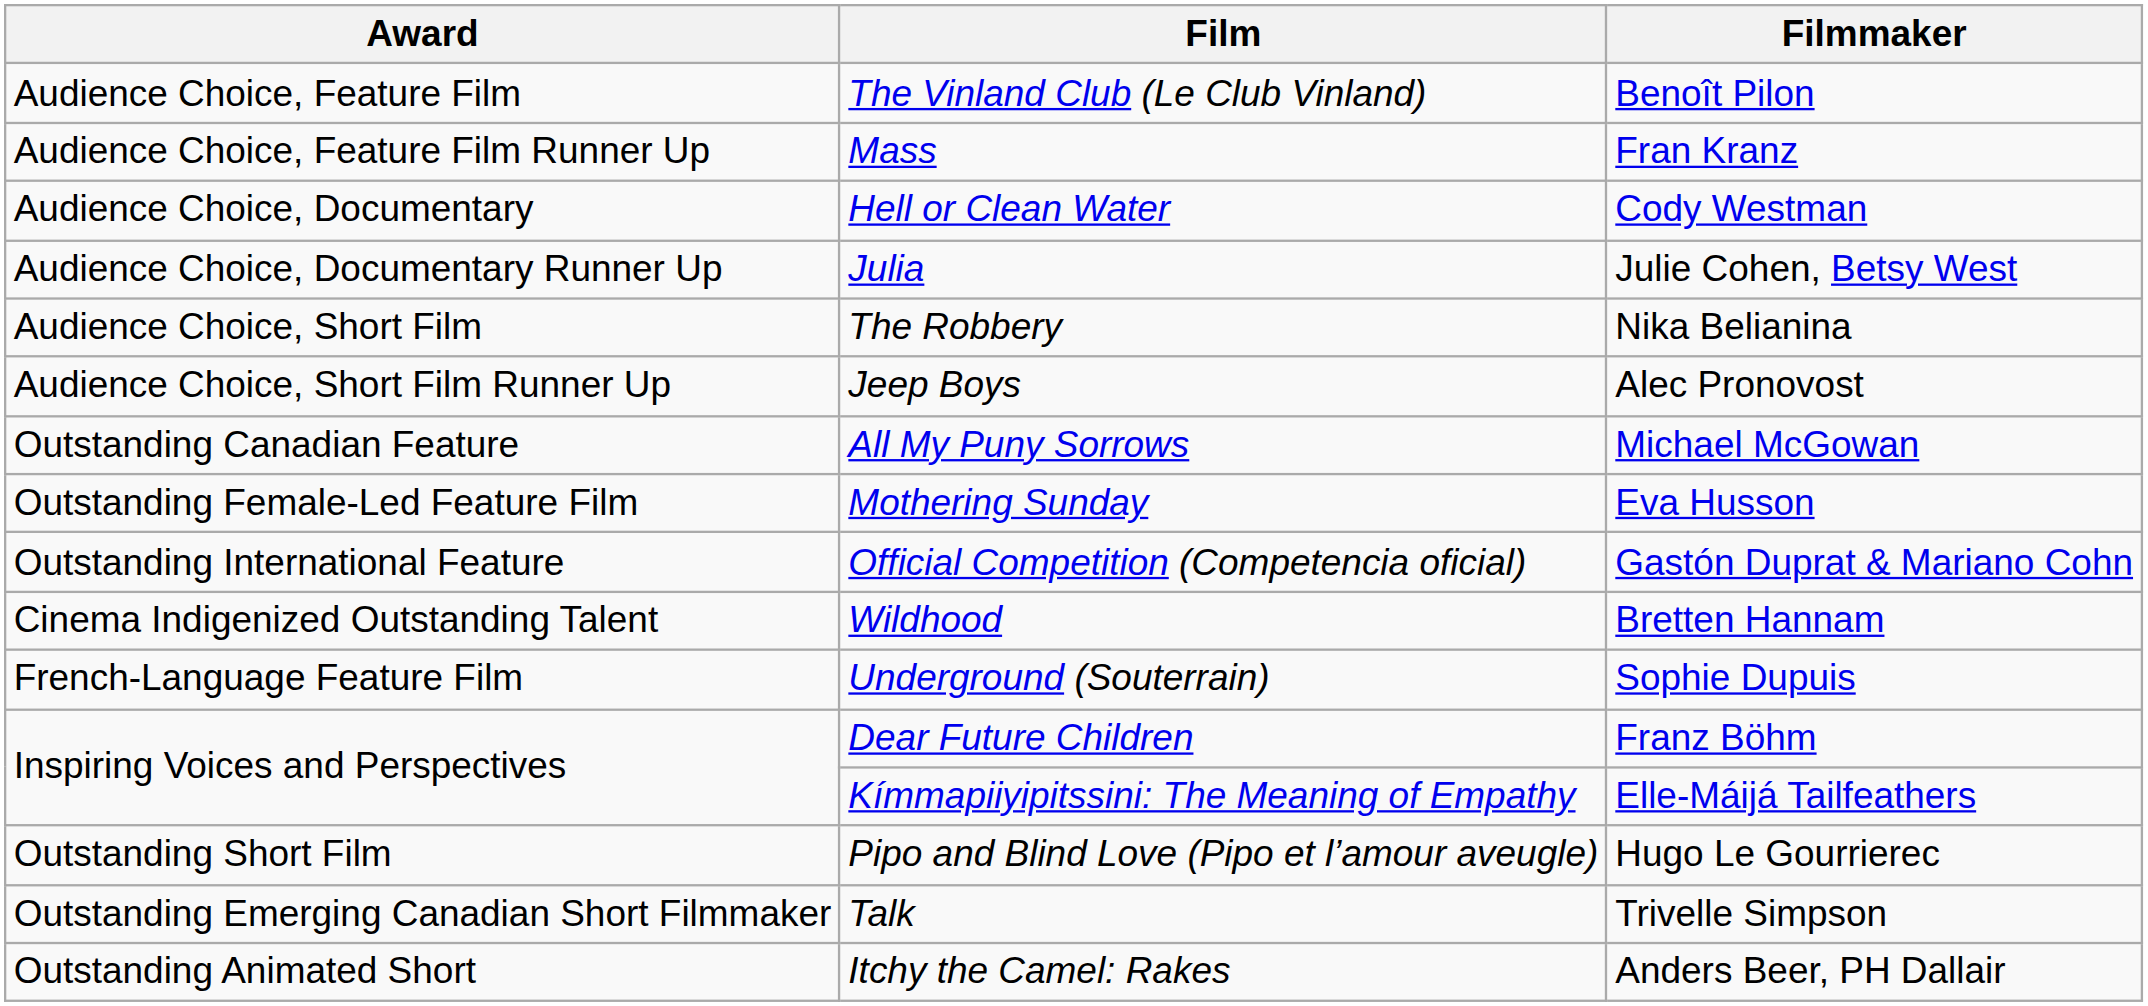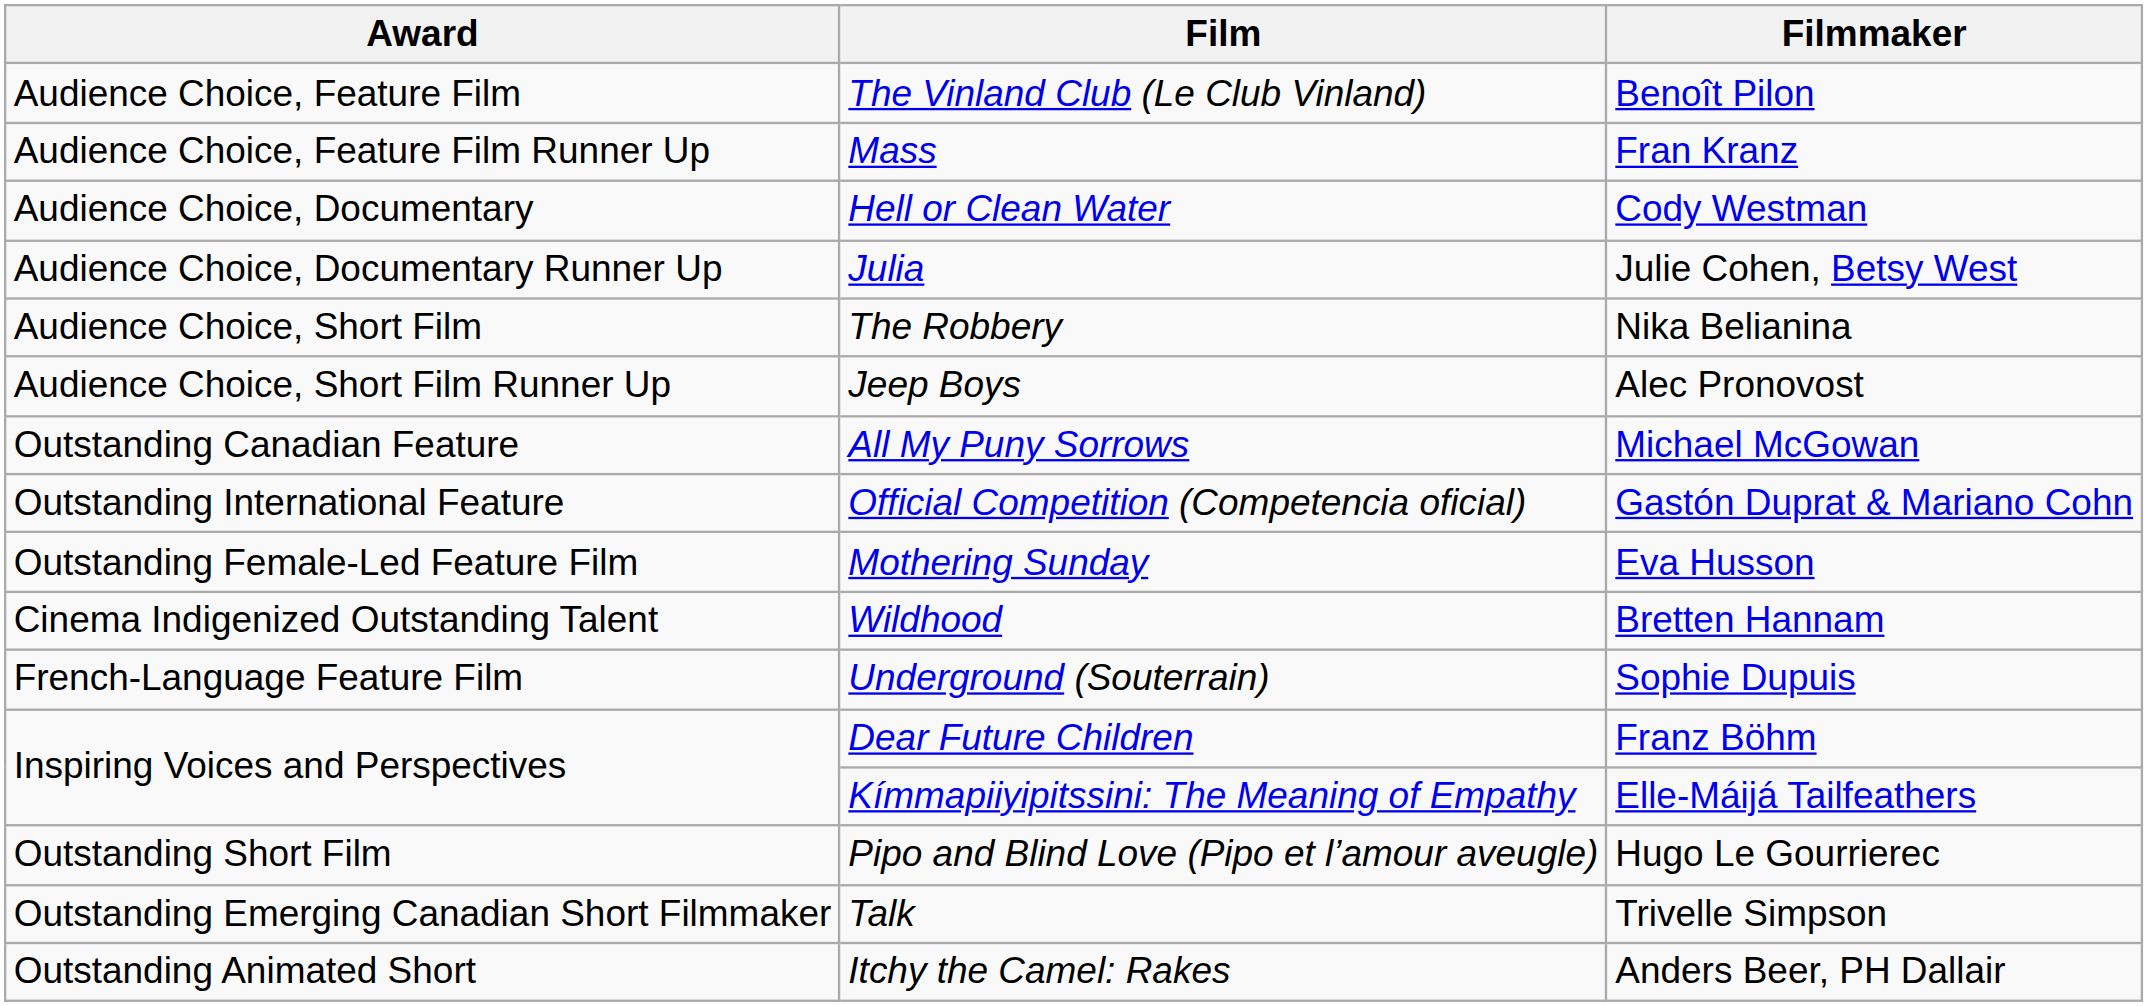rows swapped: (1187, 561) <-> (998, 502)
